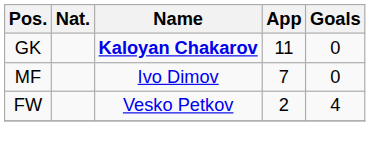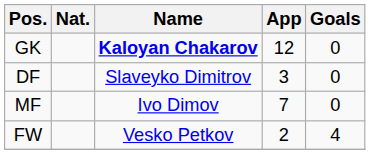(284, 47) 11 -> (284, 47) 12
+ row: (28, 76)
